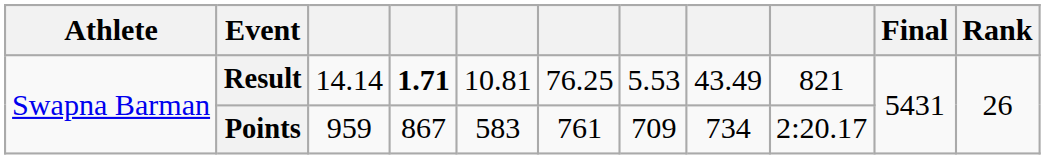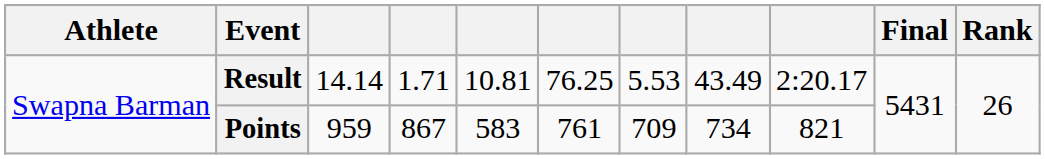(424, 79) bold -> (424, 79) normal
(822, 79) 821 -> (822, 79) 2:20.17
(822, 128) 2:20.17 -> (822, 128) 821
